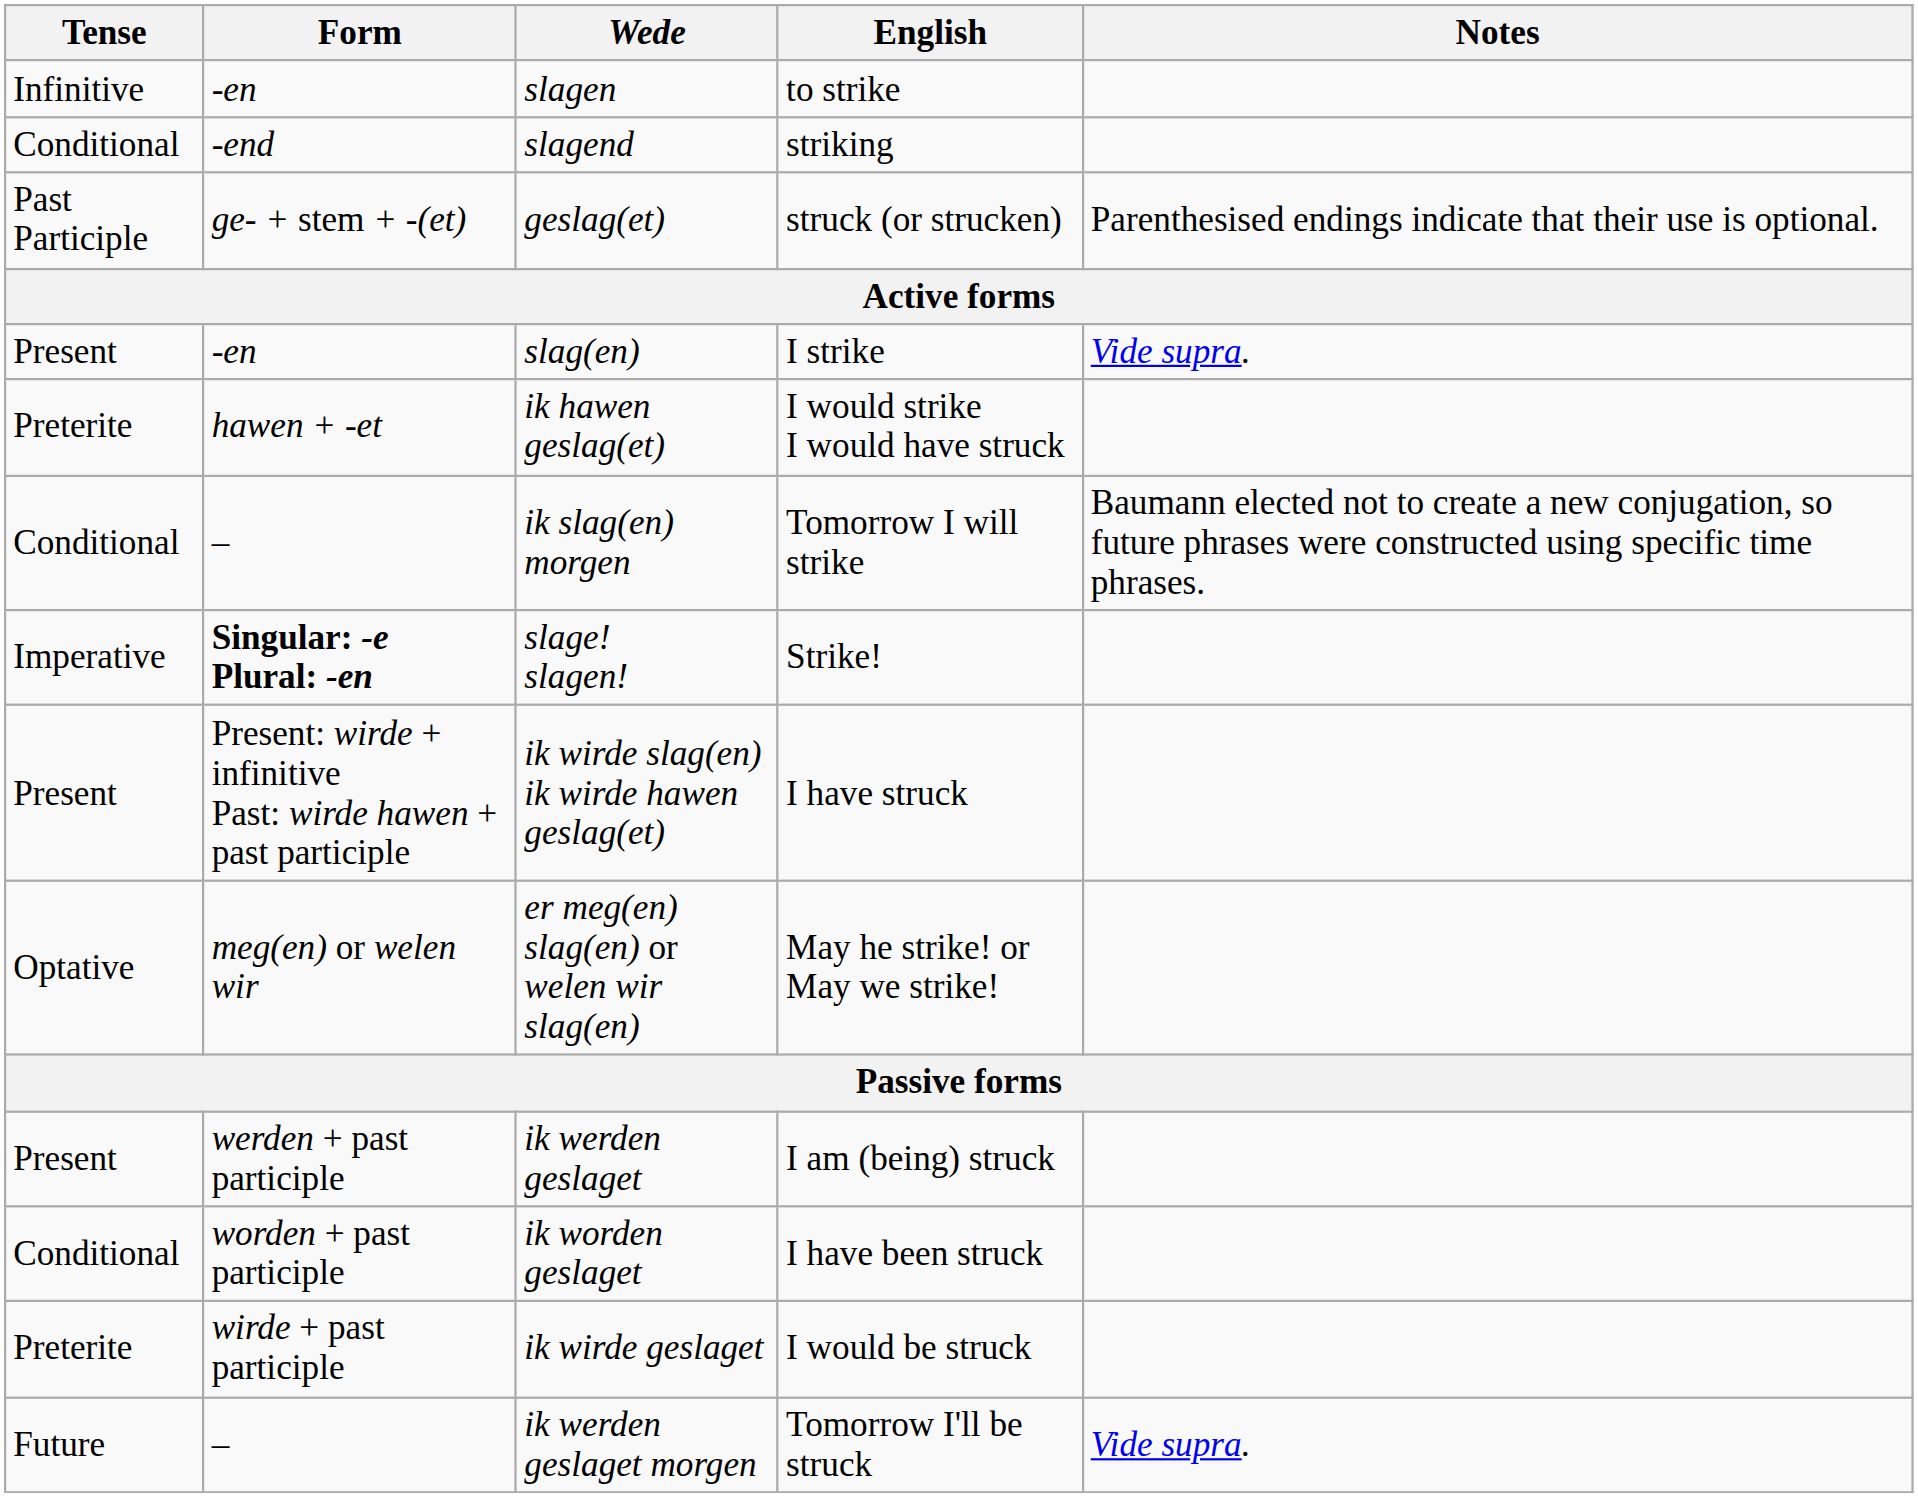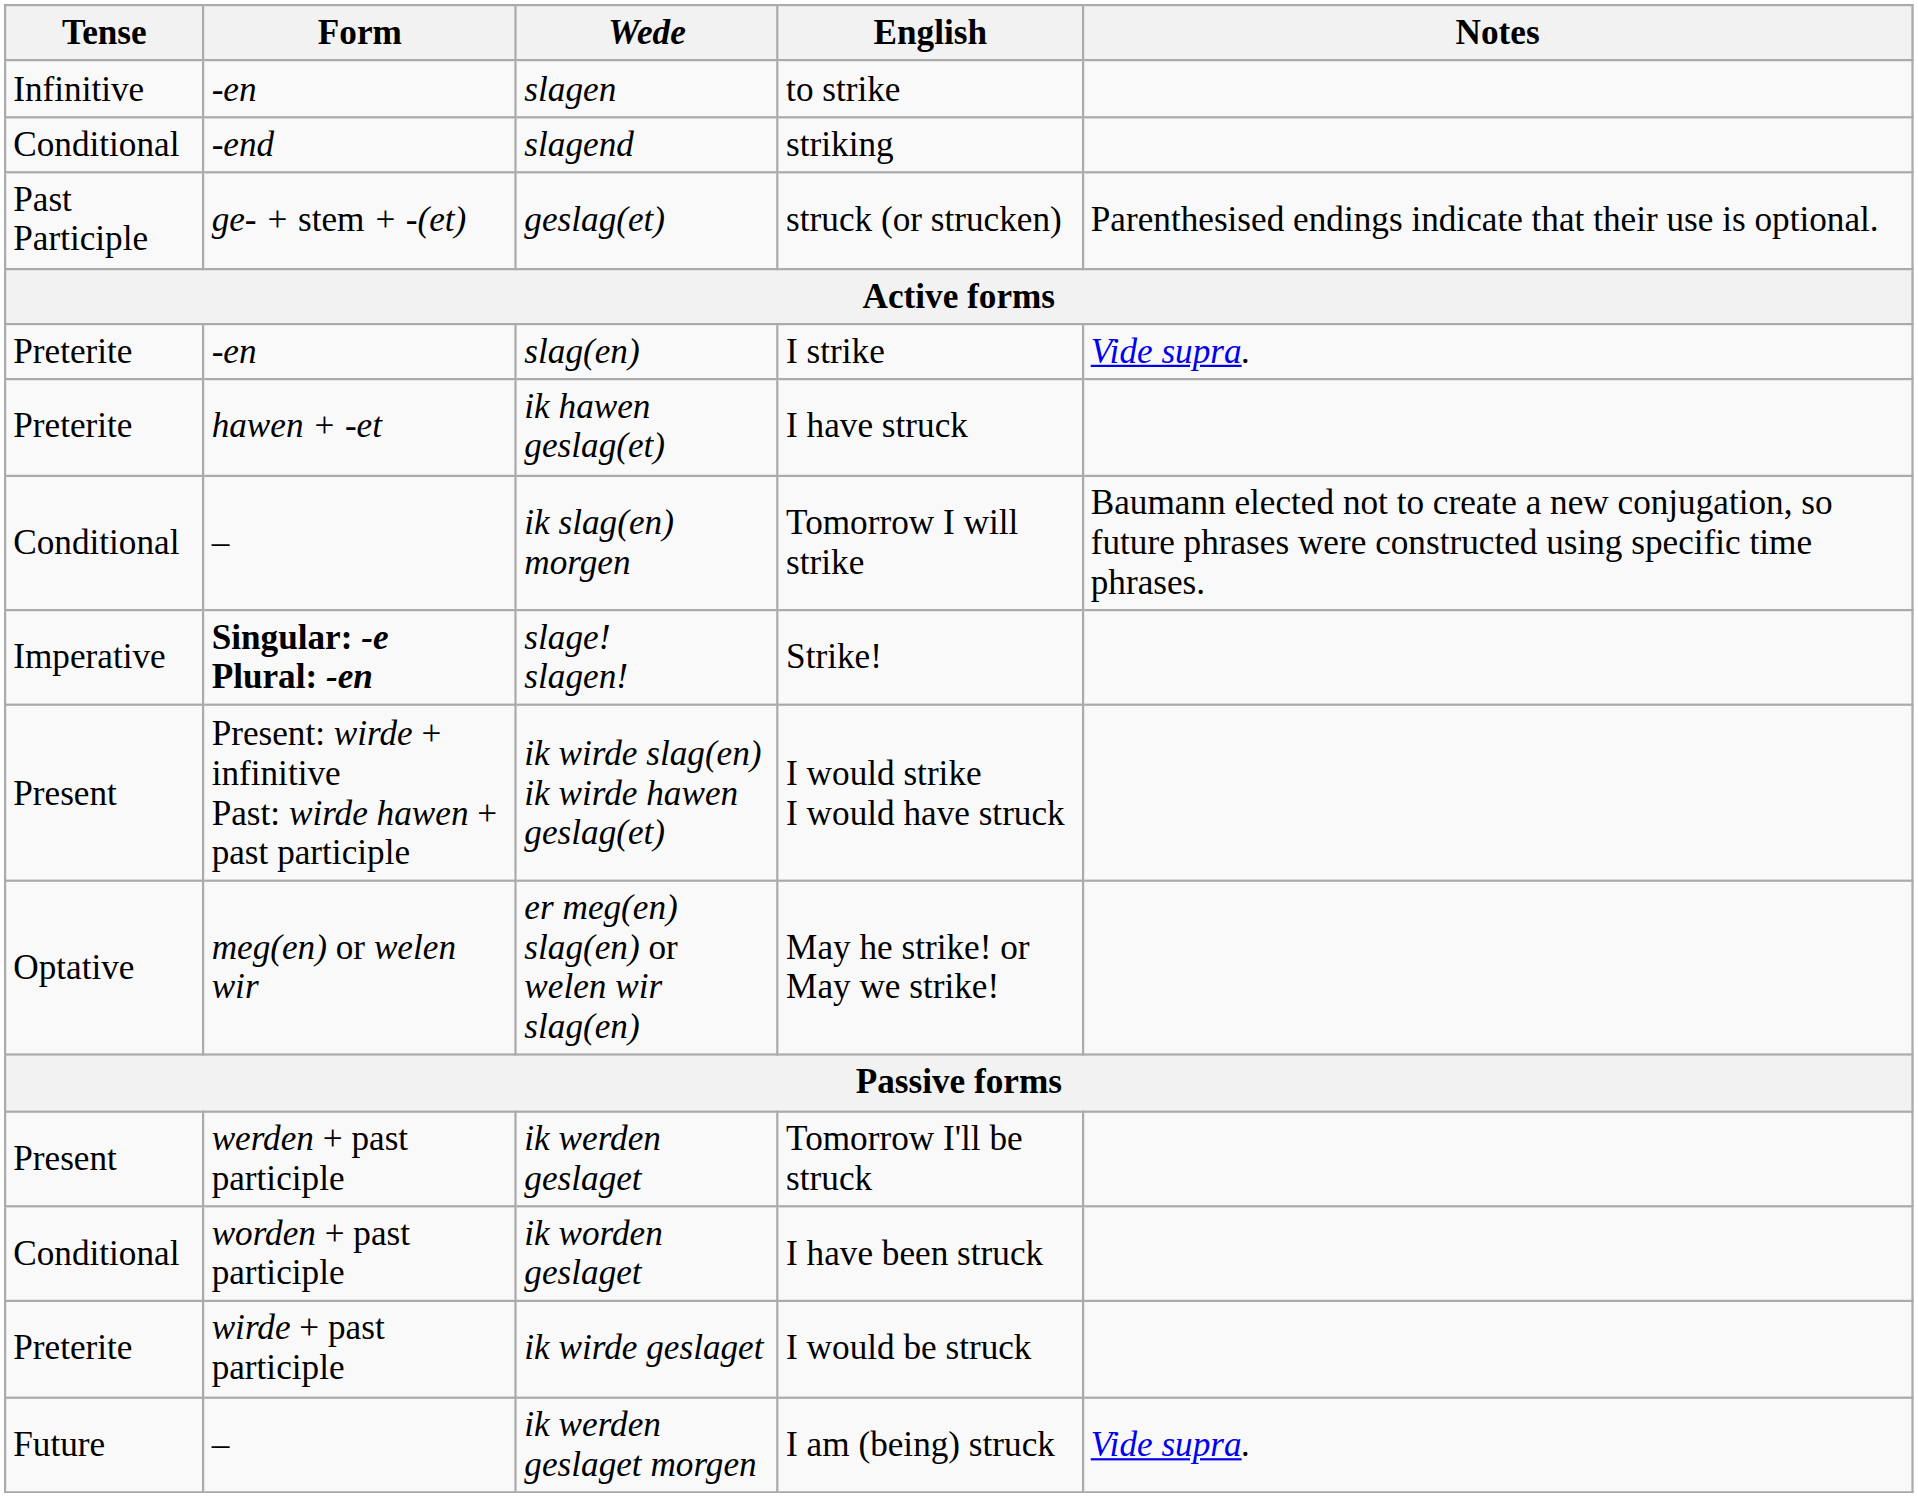(65, 351) Present -> (73, 351) Preterite
(925, 426) I would strike I would have struck -> (877, 426) I have struck
(877, 792) I have struck -> (925, 792) I would strike I would have struck
(921, 1157) I am (being) struck -> (904, 1157) Tomorrow I'll be struck
(904, 1443) Tomorrow I'll be struck -> (921, 1443) I am (being) struck
